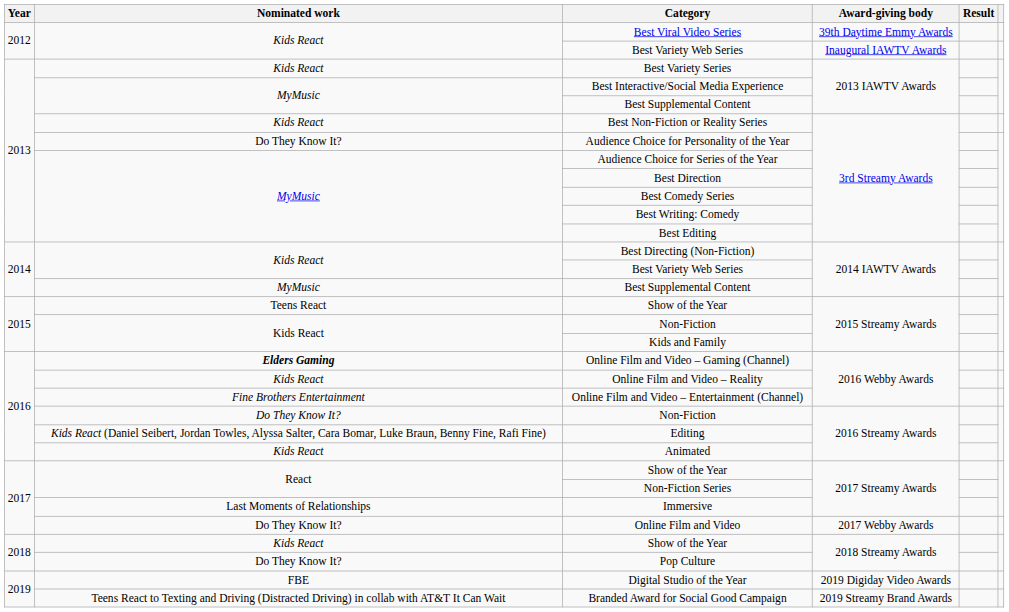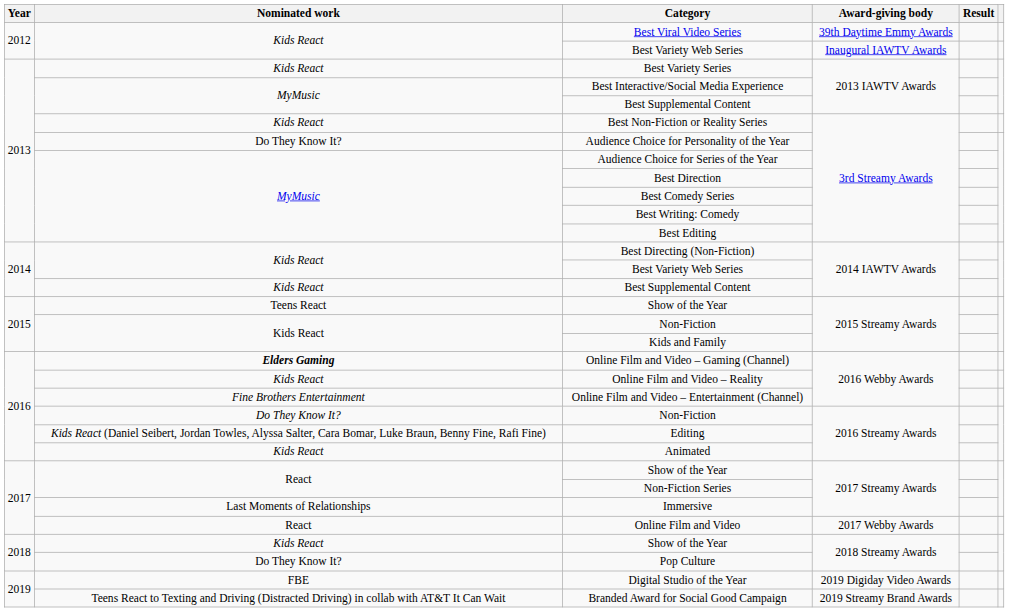(298, 287) MyMusic -> (298, 287) Kids React
(298, 525) Do They Know It? -> (298, 525) React
